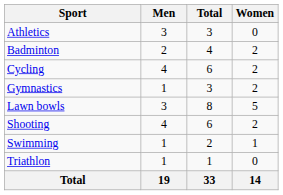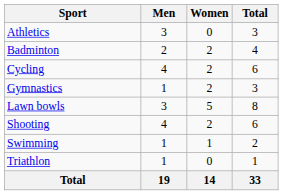columns swapped: (255, 13) <-> (209, 13)
